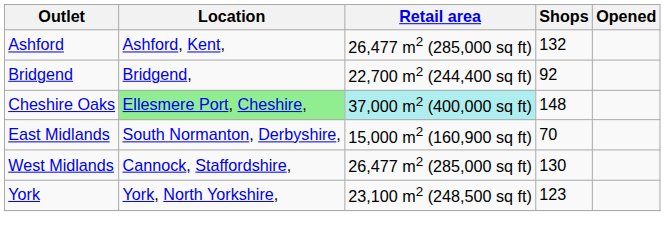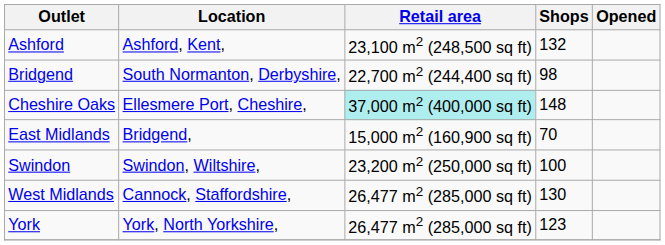(440, 45) 26,477 m2 (285,000 sq ft) -> (440, 45) 23,100 m2 (248,500 sq ft)
(157, 75) Bridgend, -> (232, 75) South Normanton, Derbyshire,
(548, 75) 92 -> (548, 75) 98
(215, 105) lightgreen background -> (215, 105) no background
(232, 135) South Normanton, Derbyshire, -> (157, 135) Bridgend,
+ row: (39, 165)
(440, 195) 23,100 m2 (248,500 sq ft) -> (440, 225) 26,477 m2 (285,000 sq ft)
